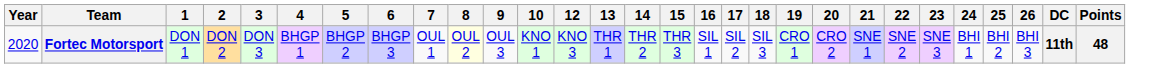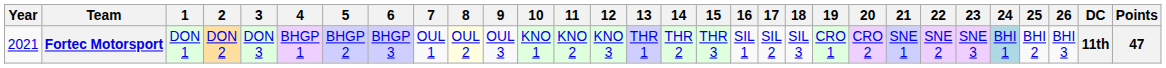+ column: (572, 15)
(23, 44) 2020 -> (23, 44) 2021
(969, 44) no background -> (1005, 44) lightblue background
(1101, 44) 48 -> (1137, 44) 47
